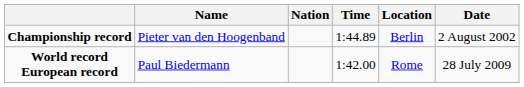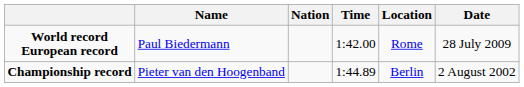rows swapped: (70, 64) <-> (70, 36)
